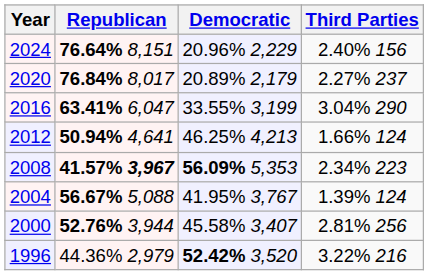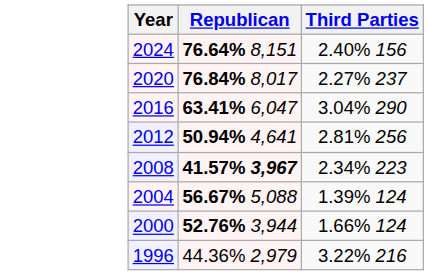- column: (240, 20)
(362, 137) 1.66% 124 -> (362, 137) 2.81% 256
(362, 225) 2.81% 256 -> (362, 225) 1.66% 124
